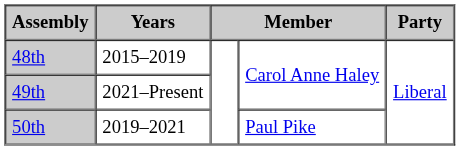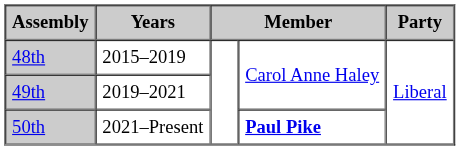(153, 92) 2021–Present -> (144, 92) 2019–2021
(144, 126) 2019–2021 -> (153, 126) 2021–Present
(280, 126) normal -> (283, 126) bold
